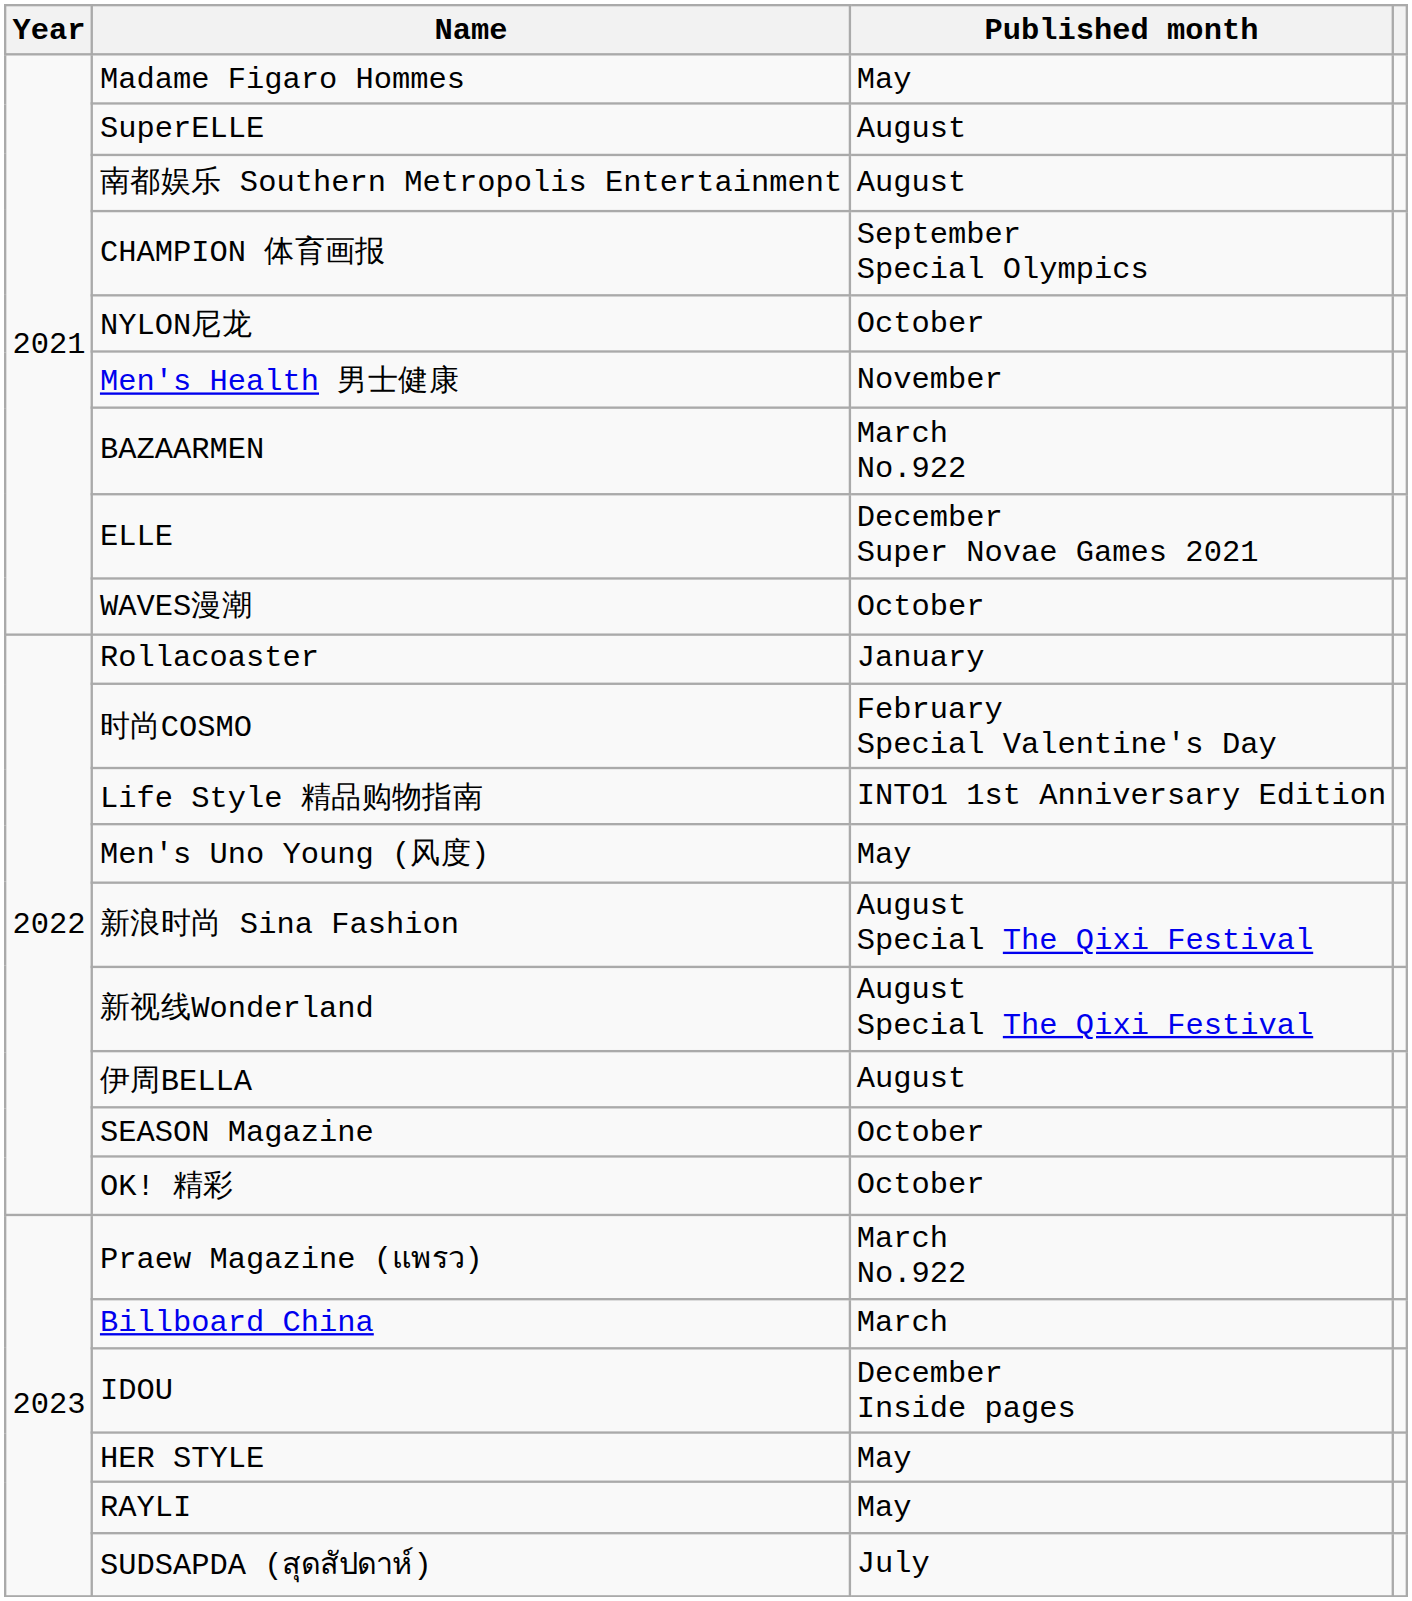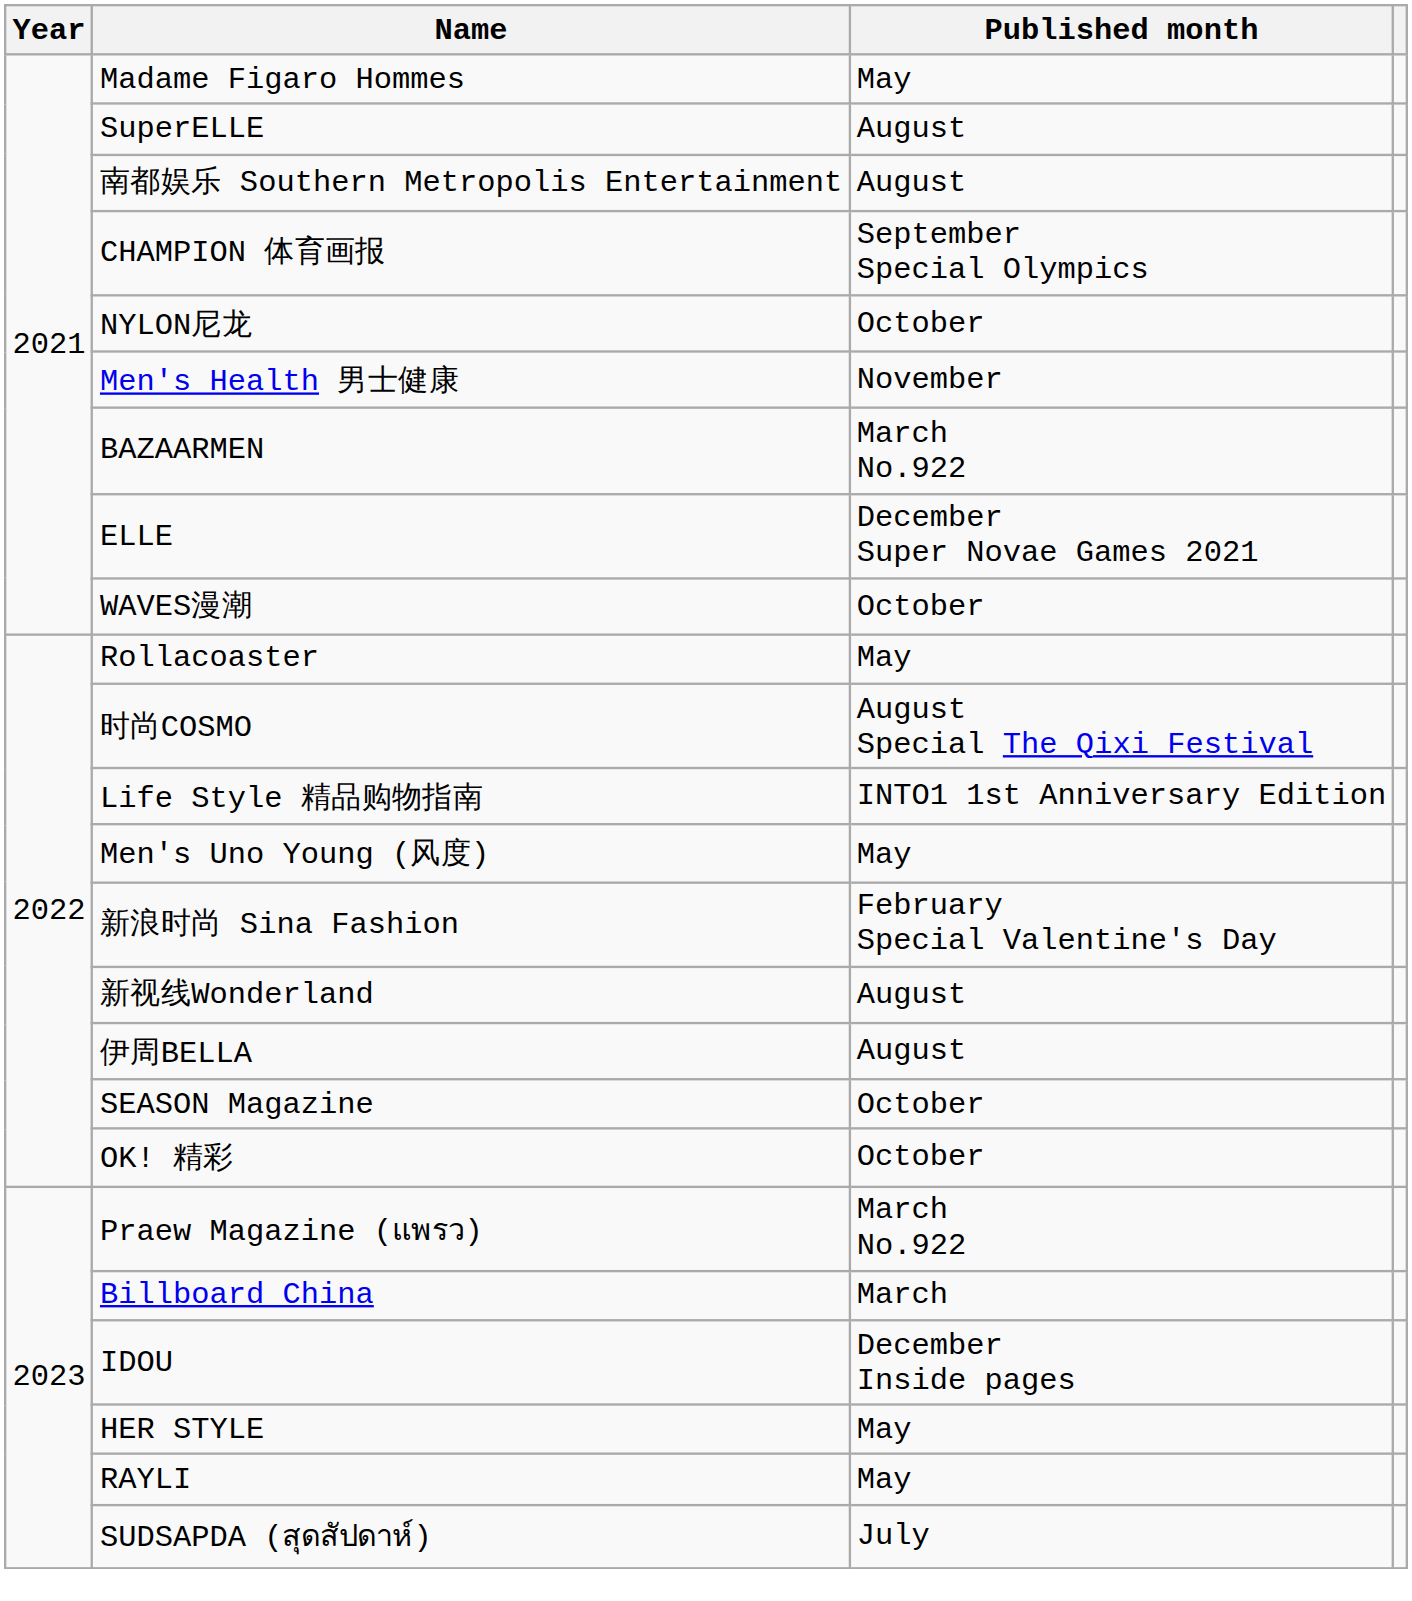(921, 659) January -> (884, 659) May
(1067, 726) February Special Valentine's Day -> (1085, 726) August Special The Qixi Festival
(1085, 924) August Special The Qixi Festival -> (1067, 924) February Special Valentine's Day
(1085, 1009) August Special The Qixi Festival -> (912, 995) August
